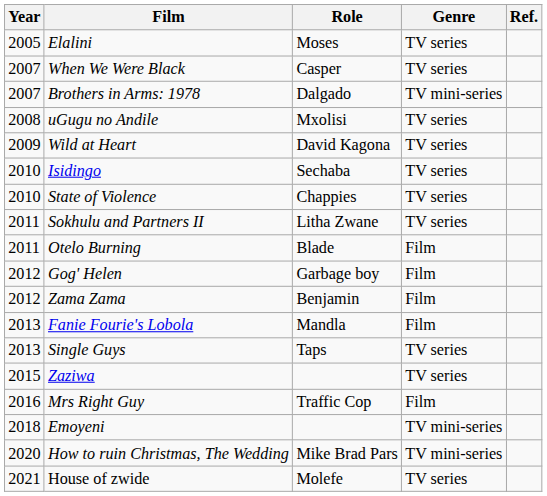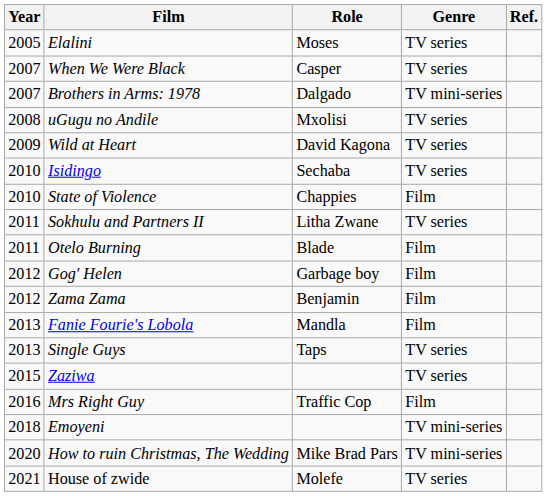(436, 196) TV series -> (421, 196) Film
